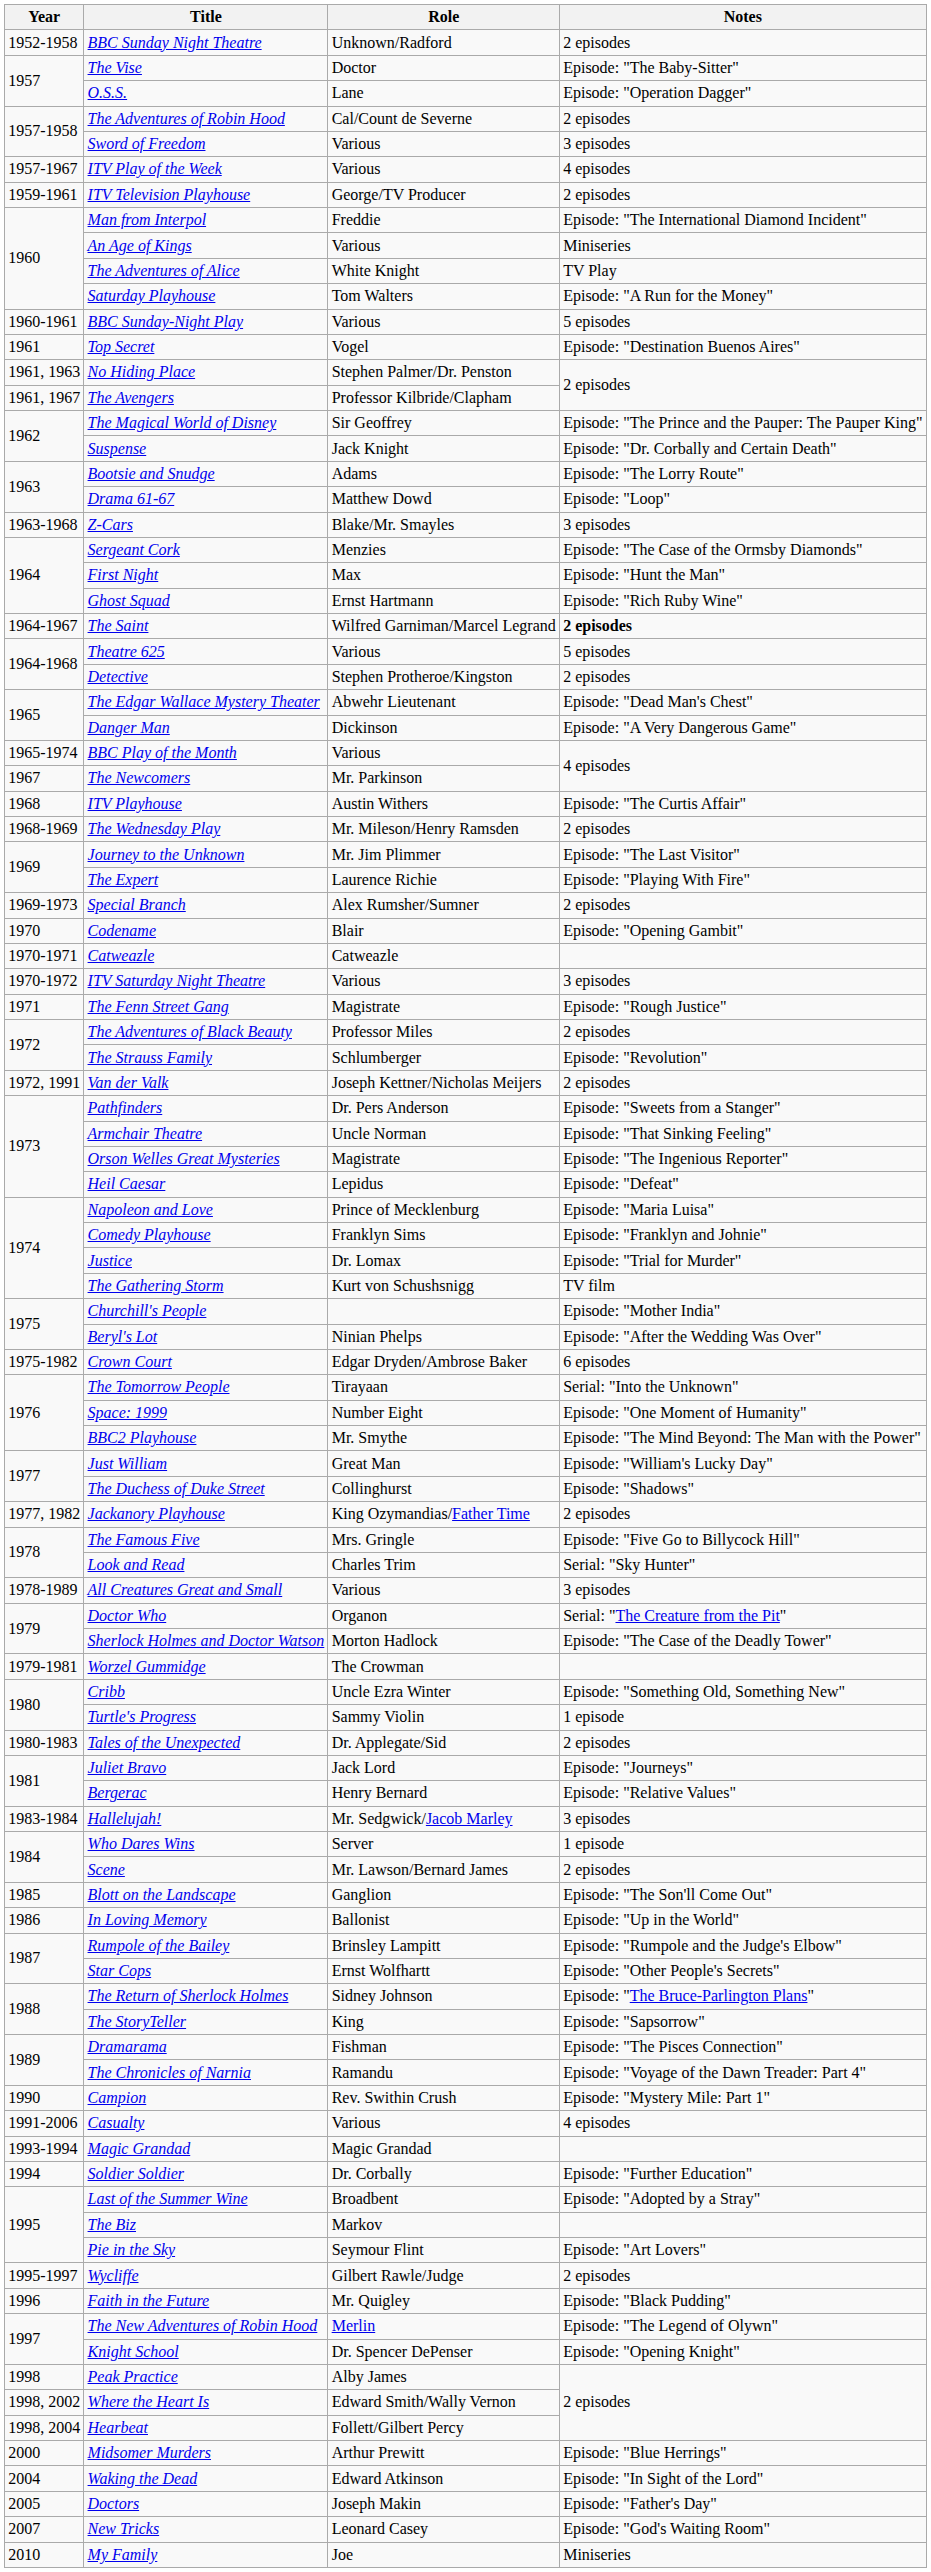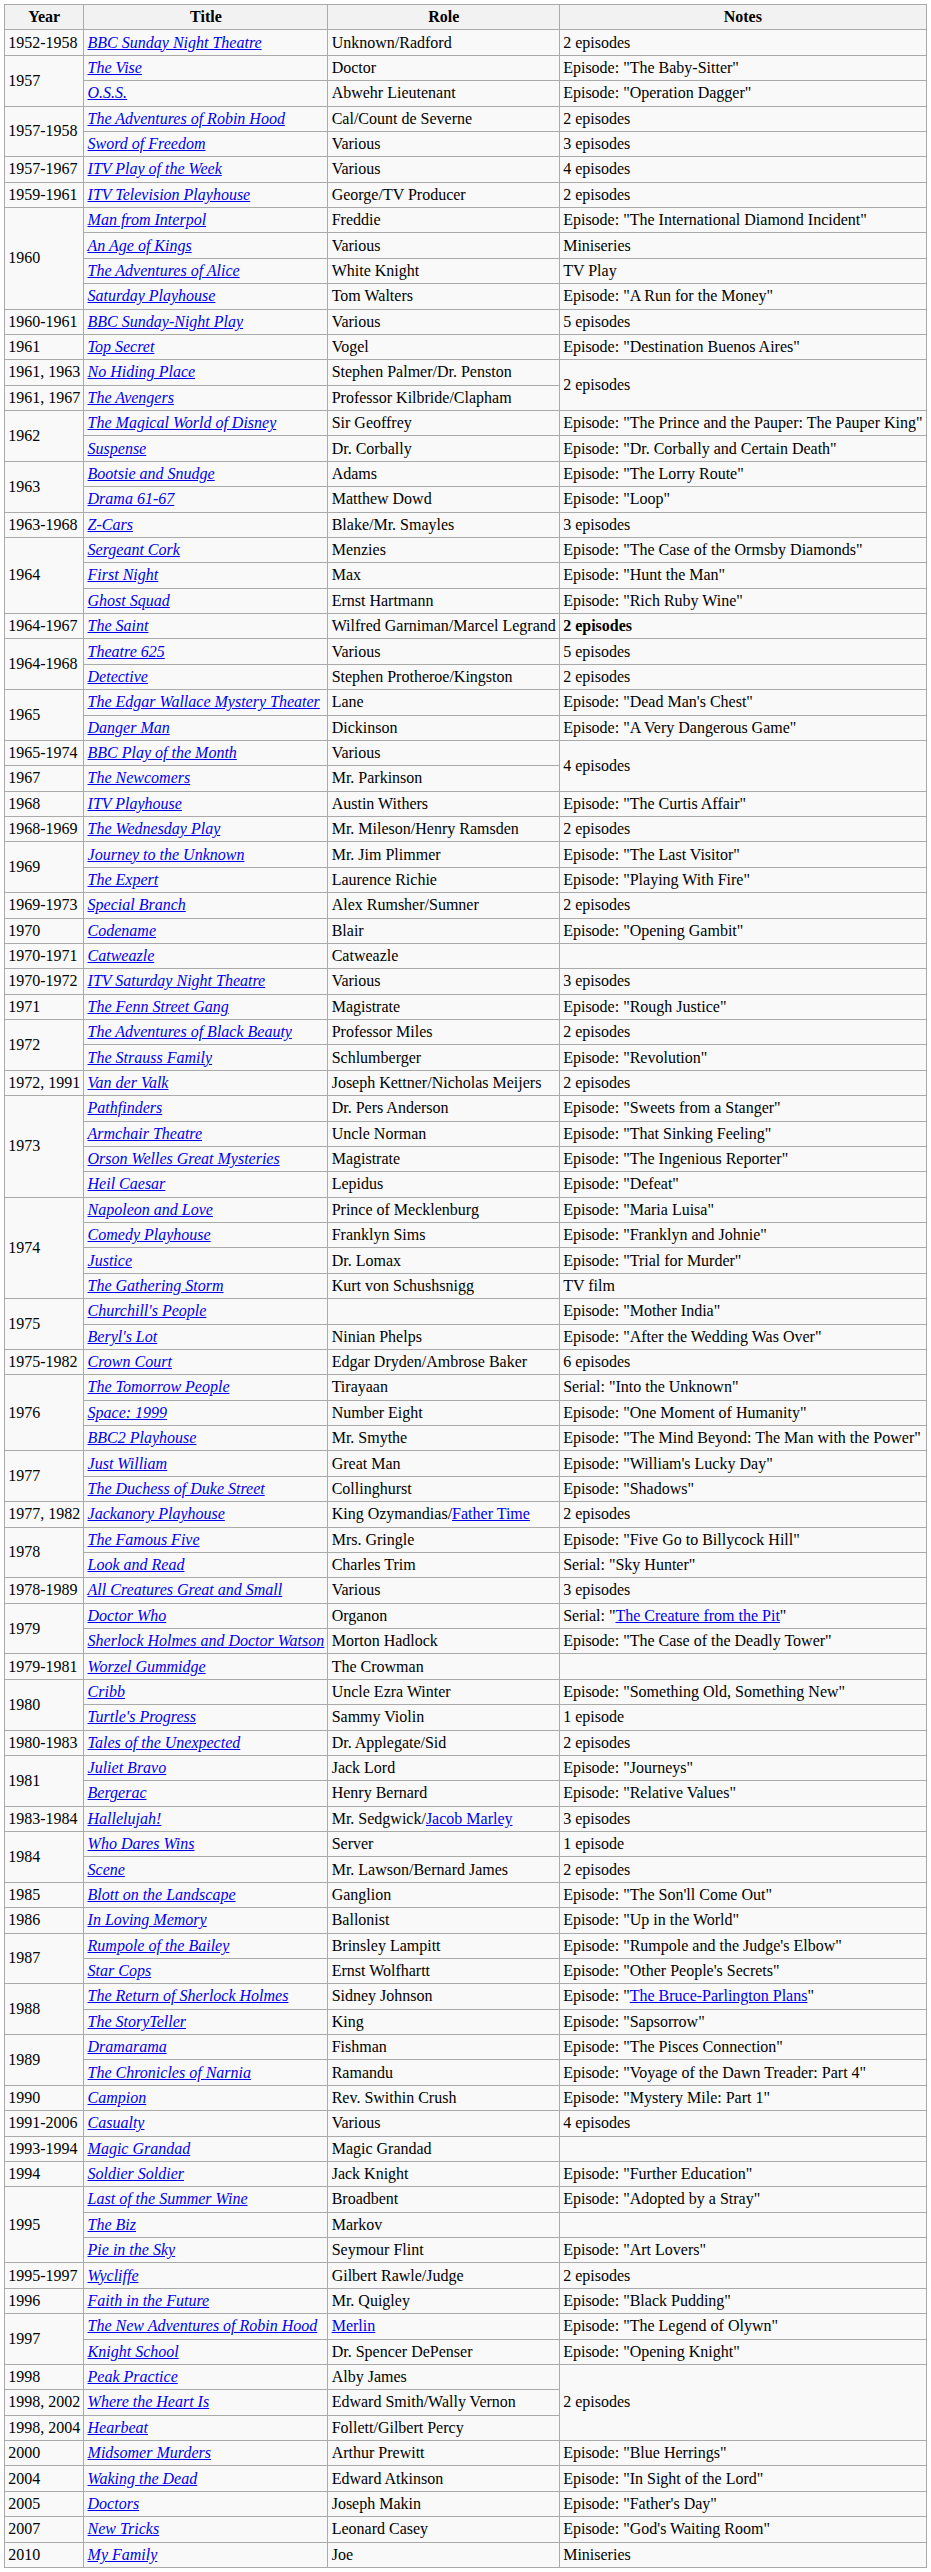(348, 93) Lane -> (394, 93) Abwehr Lieutenant
(370, 448) Jack Knight -> (372, 448) Dr. Corbally
(394, 702) Abwehr Lieutenant -> (348, 702) Lane
(372, 2174) Dr. Corbally -> (370, 2174) Jack Knight
